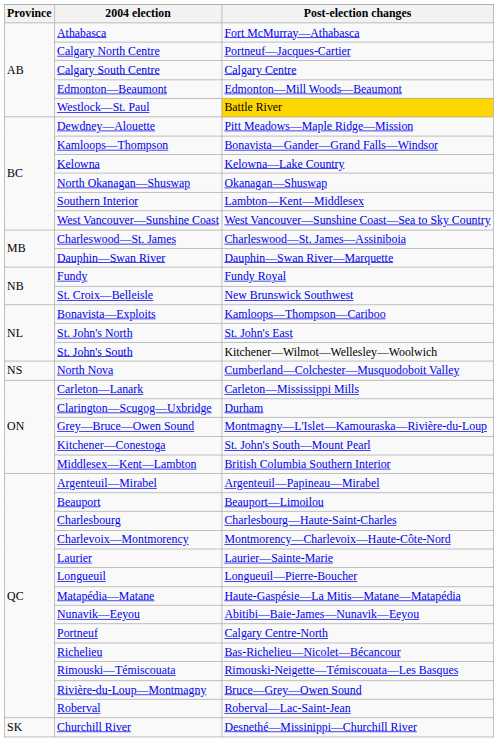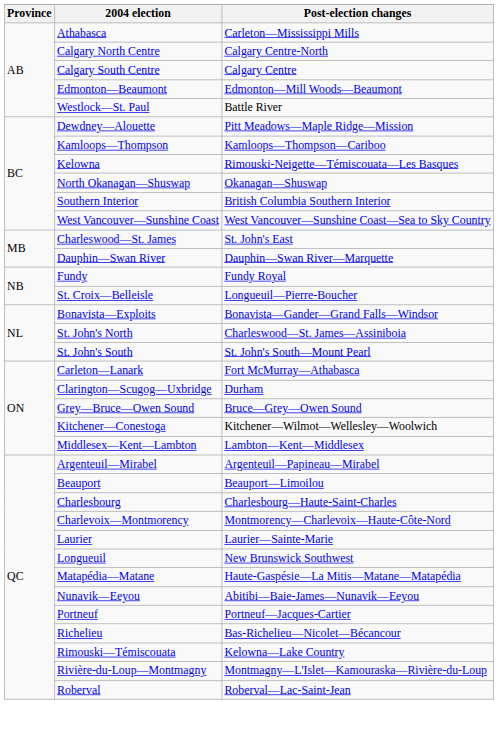(292, 32) Fort McMurray—Athabasca -> (292, 32) Carleton—Mississippi Mills
(288, 51) Portneuf—Jacques-Cartier -> (276, 51) Calgary Centre-North
(253, 107) gold background -> (253, 107) no background
(331, 145) Bonavista—Gander—Grand Falls—Windsor -> (305, 145) Kamloops—Thompson—Cariboo
(284, 164) Kelowna—Lake Country -> (341, 164) Rimouski-Neigette—Témiscouata—Les Basques
(294, 201) Lambton—Kent—Middlesex -> (307, 201) British Columbia Southern Interior
(315, 239) Charleswood—St. James—Assiniboia -> (259, 239) St. John's East
(289, 295) New Brunswick Southwest -> (291, 295) Longueuil—Pierre-Boucher
(305, 314) Kamloops—Thompson—Cariboo -> (331, 314) Bonavista—Gander—Grand Falls—Windsor
(259, 333) St. John's East -> (315, 333) Charleswood—St. James—Assiniboia
(331, 351) Kitchener—Wilmot—Wellesley—Woolwich -> (298, 351) St. John's South—Mount Pearl
- row: (85, 370)
(292, 389) Carleton—Mississippi Mills -> (292, 370) Fort McMurray—Athabasca
(356, 426) Montmagny—L'Islet—Kamouraska—Rivière-du-Loup -> (293, 408) Bruce—Grey—Owen Sound
(298, 445) St. John's South—Mount Pearl -> (331, 426) Kitchener—Wilmot—Wellesley—Woolwich
(307, 464) British Columbia Southern Interior -> (294, 445) Lambton—Kent—Middlesex
(291, 577) Longueuil—Pierre-Boucher -> (289, 558) New Brunswick Southwest
(276, 633) Calgary Centre-North -> (288, 614) Portneuf—Jacques-Cartier
(341, 671) Rimouski-Neigette—Témiscouata—Les Basques -> (284, 652) Kelowna—Lake Country
(293, 689) Bruce—Grey—Owen Sound -> (356, 671) Montmagny—L'Islet—Kamouraska—Rivière-du-Loup
- row: (94, 727)
